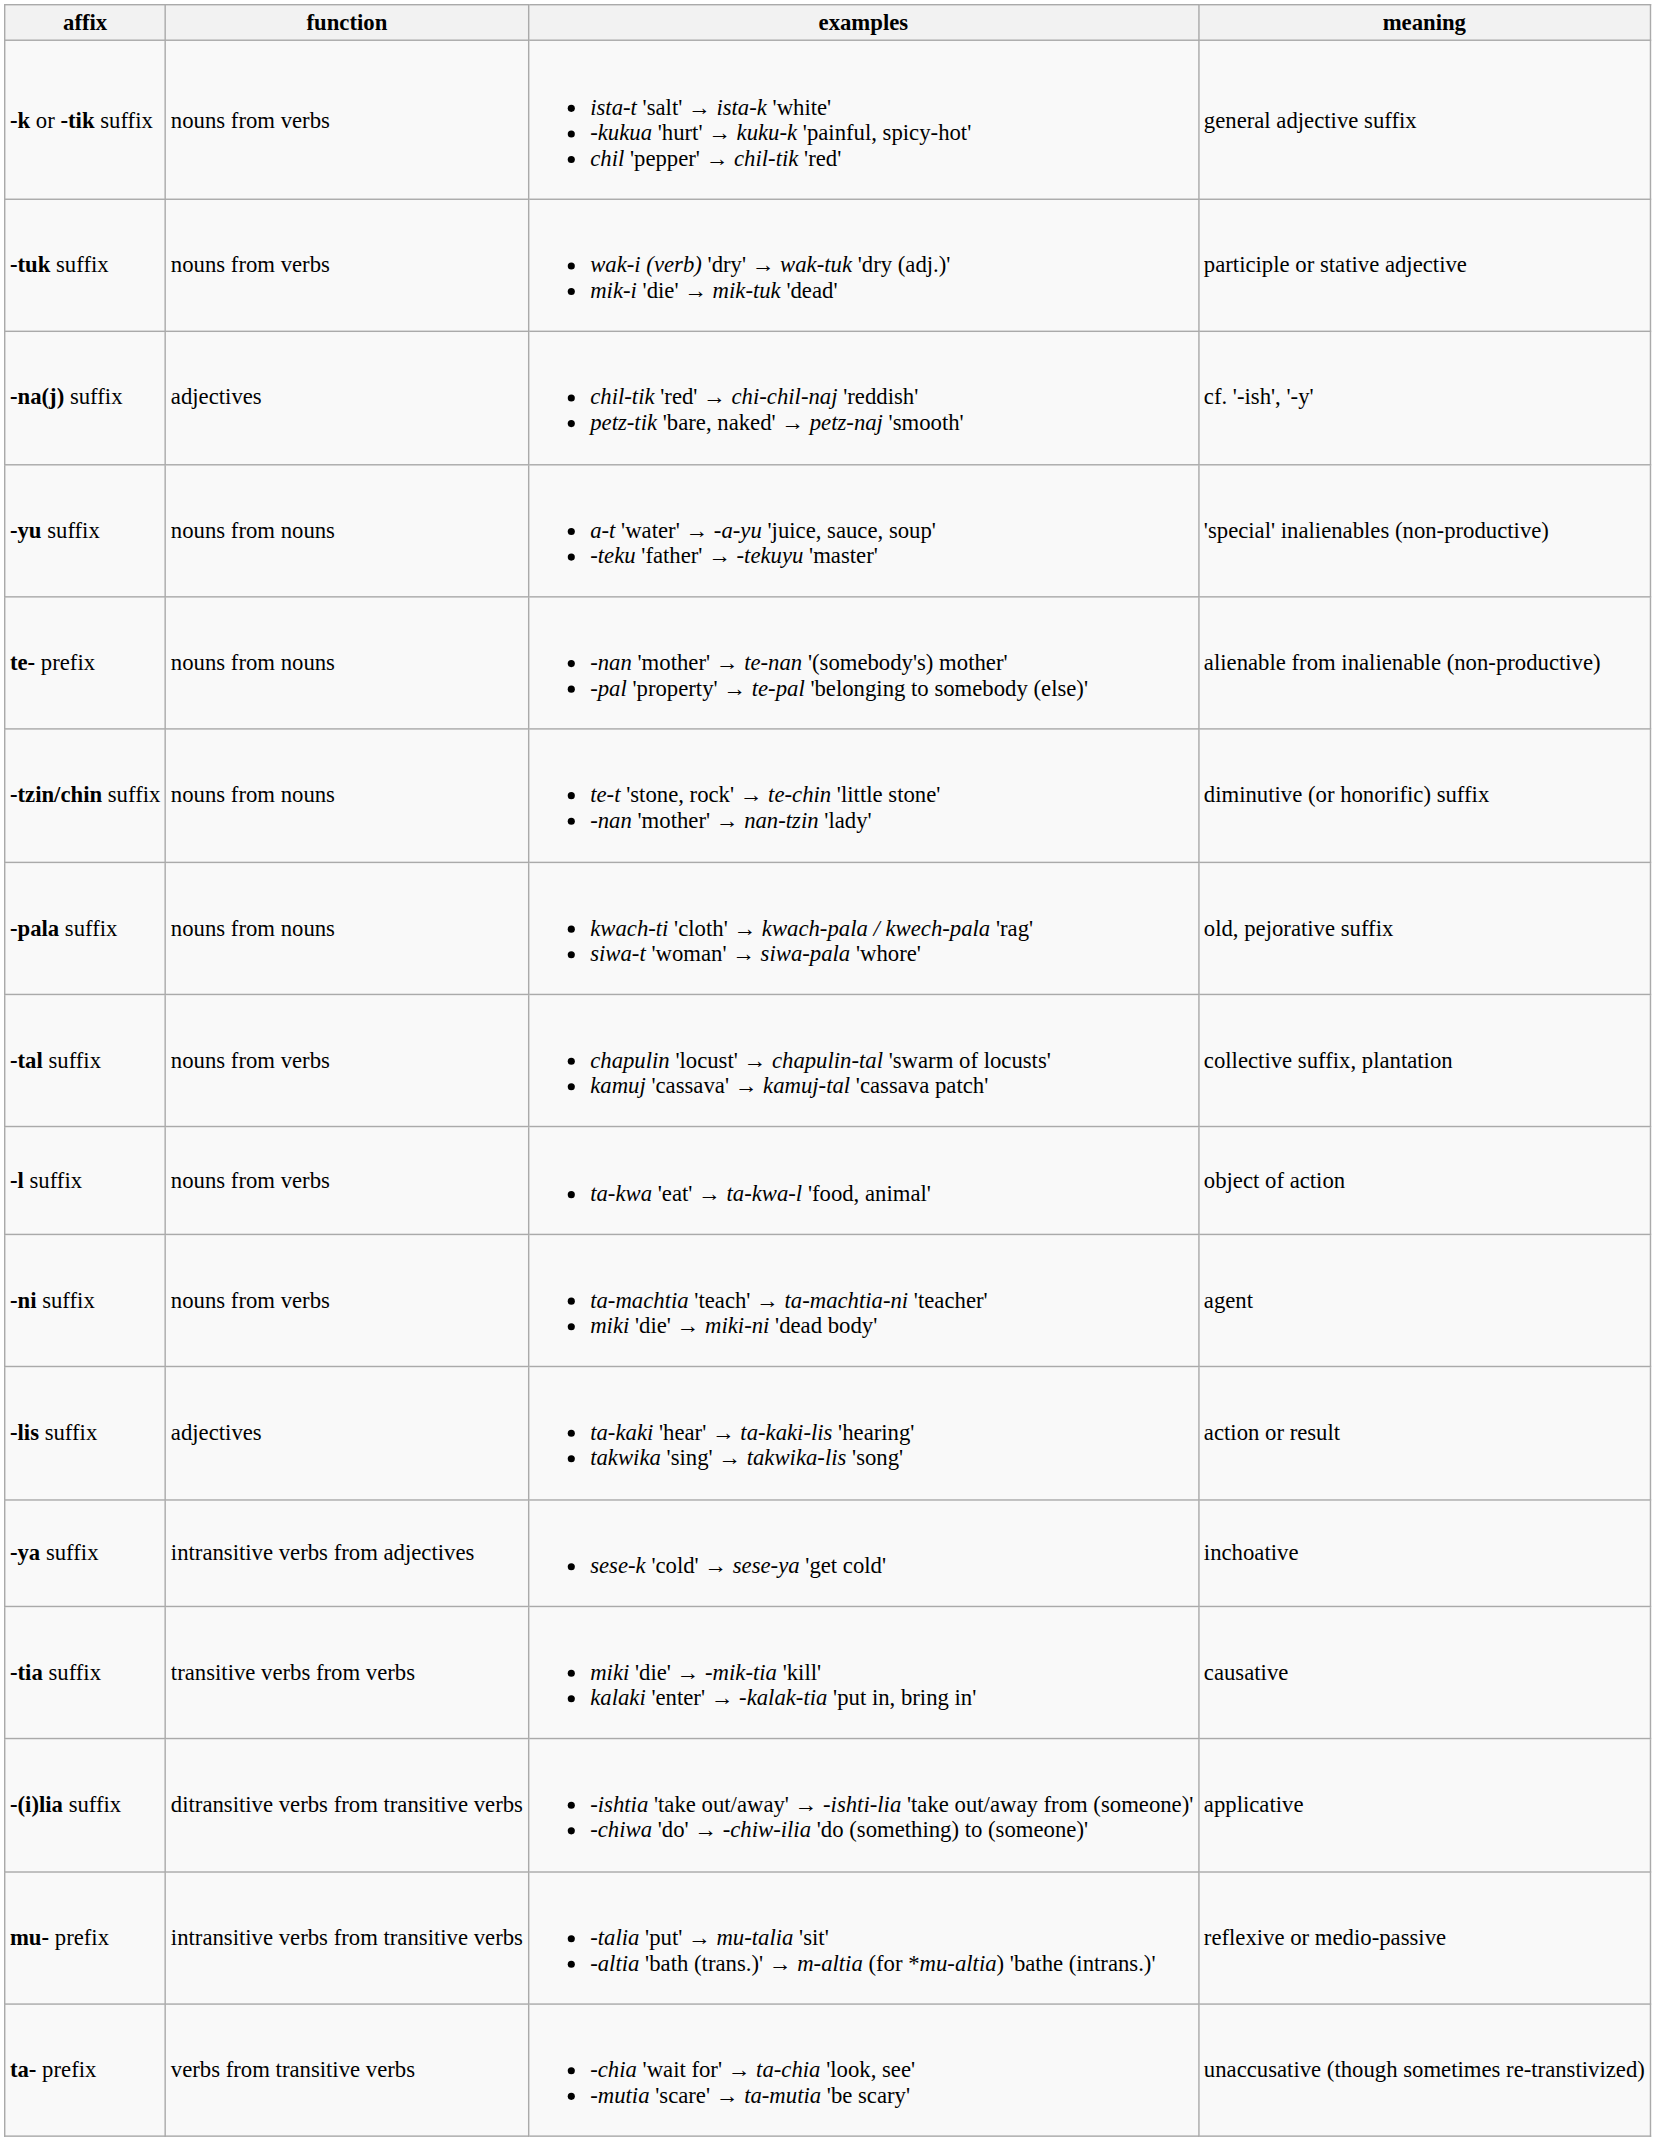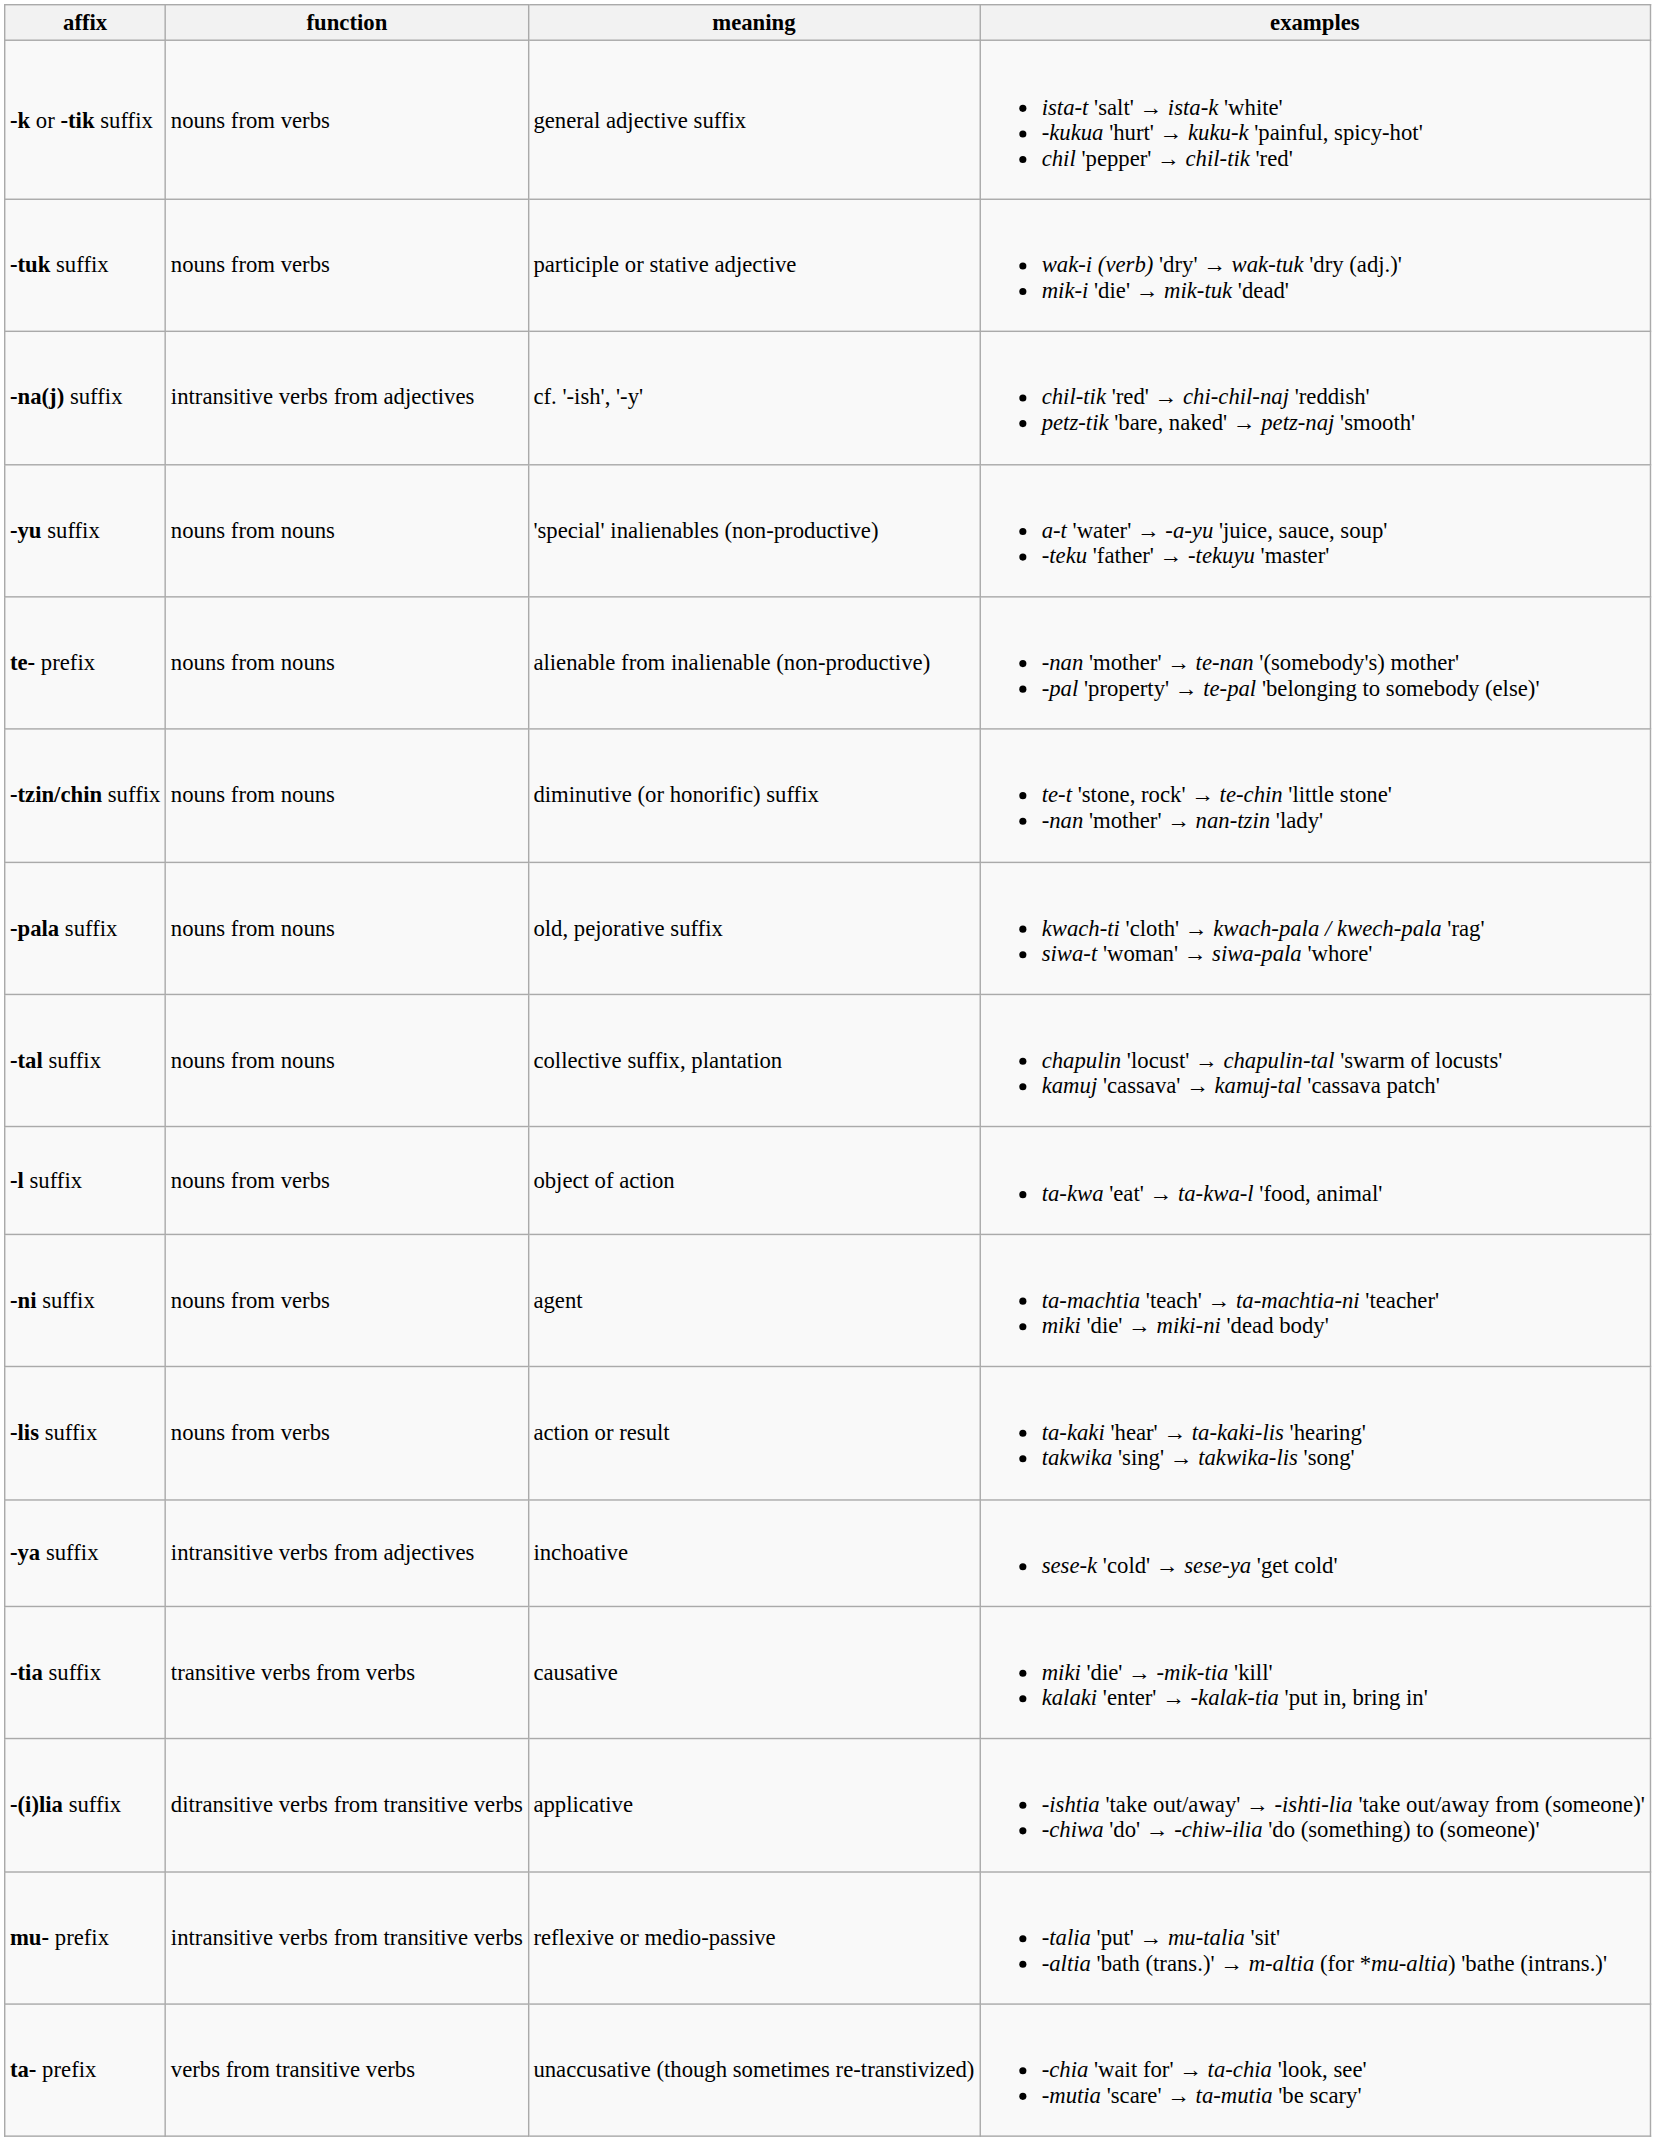columns swapped: (1424, 22) <-> (863, 22)
(216, 397) adjectives -> (323, 397) intransitive verbs from adjectives
(250, 1060) nouns from verbs -> (253, 1060) nouns from nouns
(216, 1432) adjectives -> (250, 1432) nouns from verbs
